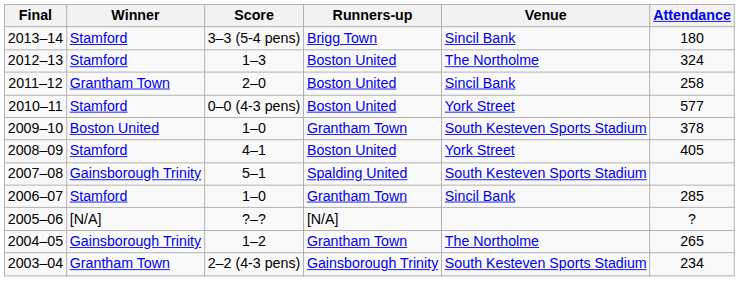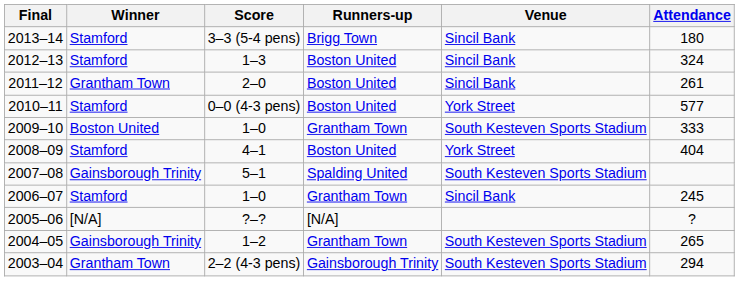(492, 60) The Northolme -> (480, 60) Sincil Bank
(692, 83) 258 -> (692, 83) 261
(692, 128) 378 -> (692, 128) 333
(692, 151) 405 -> (692, 151) 404
(692, 196) 285 -> (692, 196) 245
(492, 241) The Northolme -> (546, 241) South Kesteven Sports Stadium
(692, 264) 234 -> (692, 264) 294
